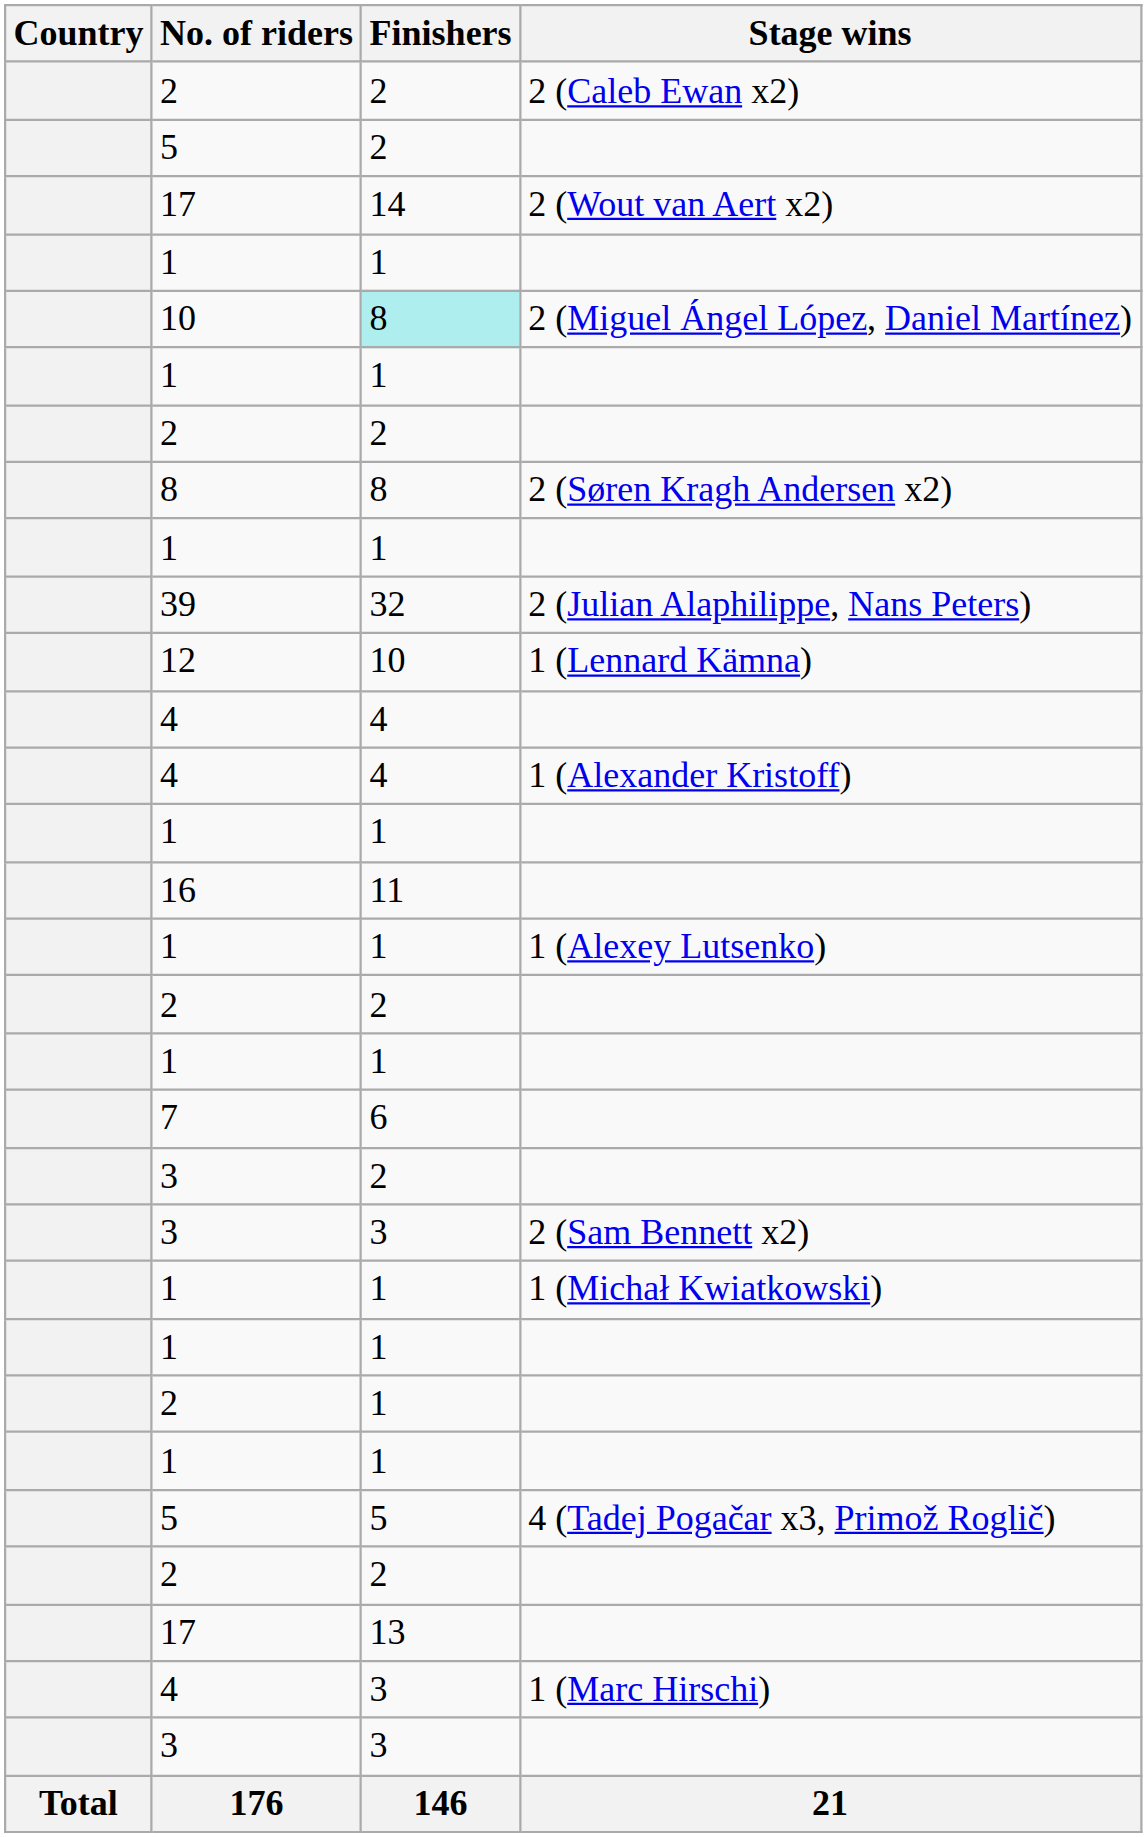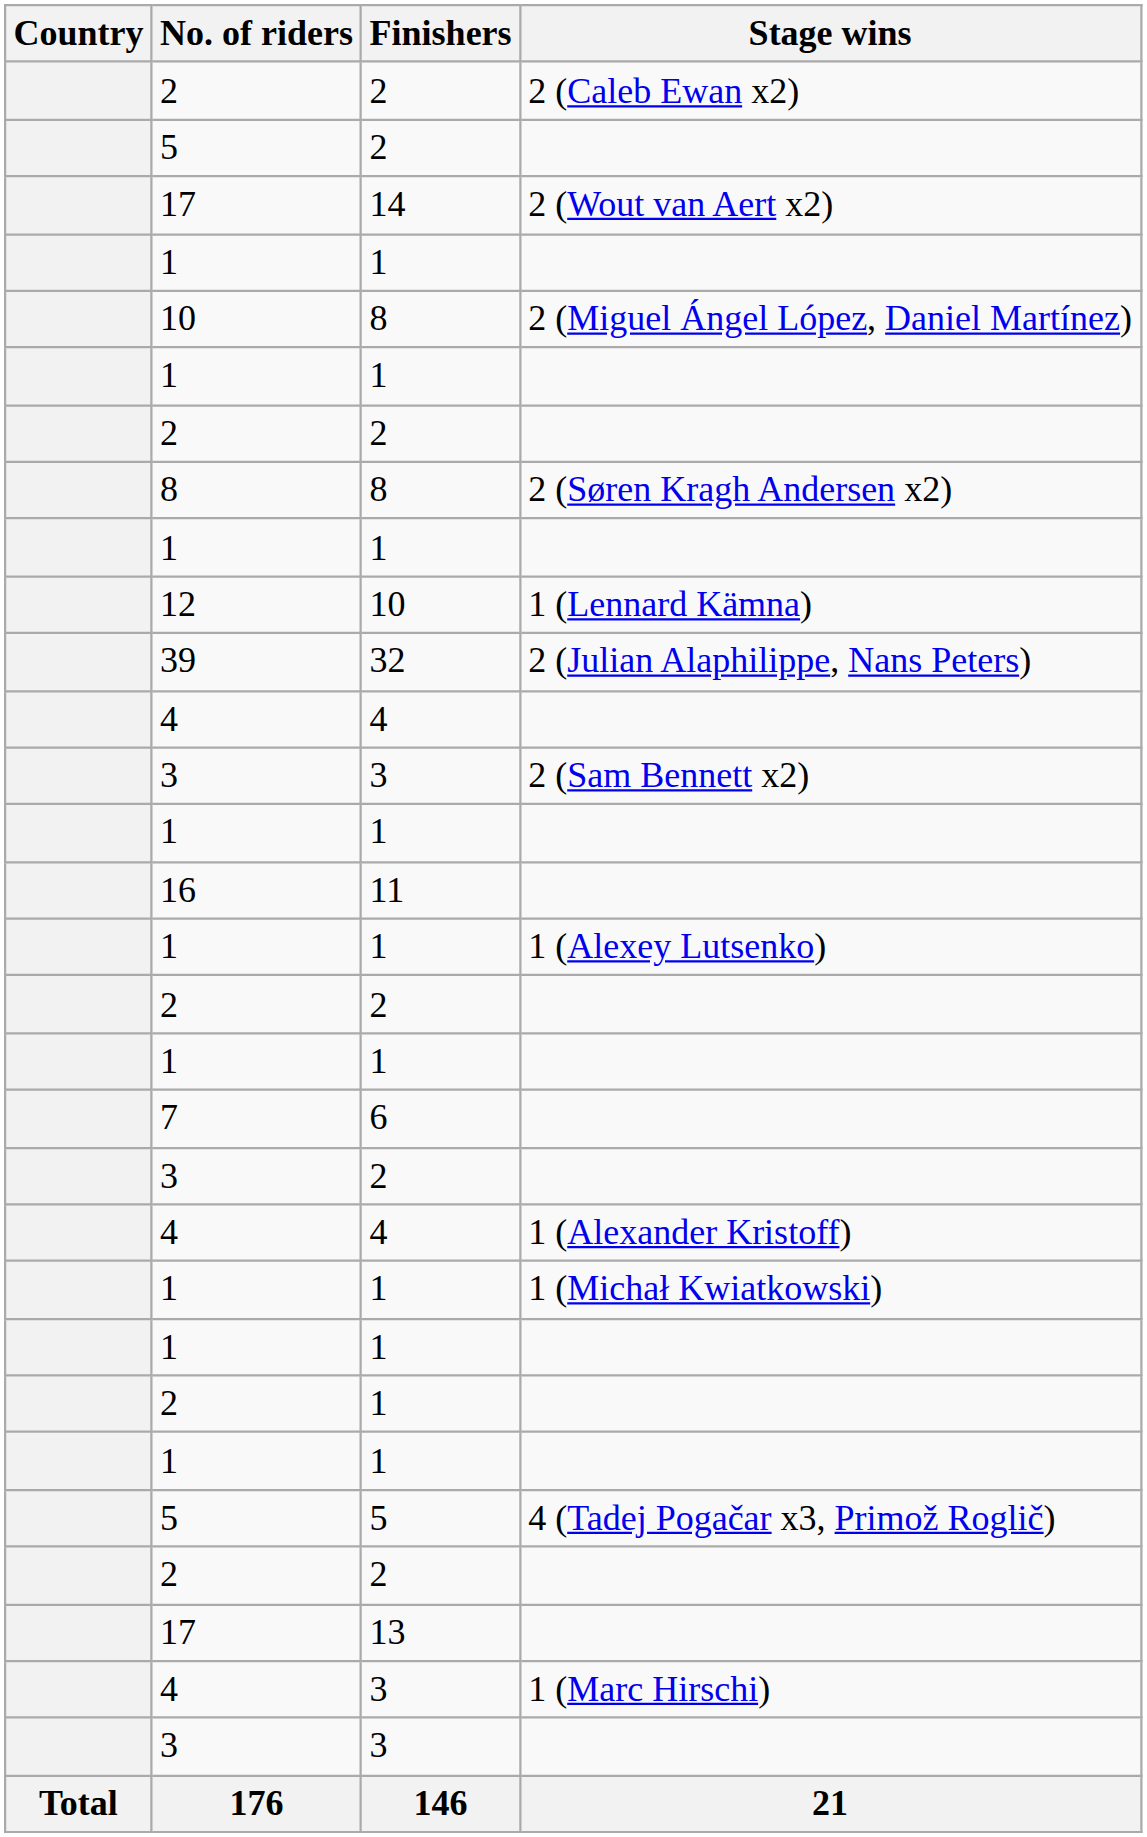(379, 318) paleturquoise background -> (379, 318) no background
rows swapped: (178, 603) <-> (178, 661)
rows swapped: (169, 1232) <-> (169, 775)
